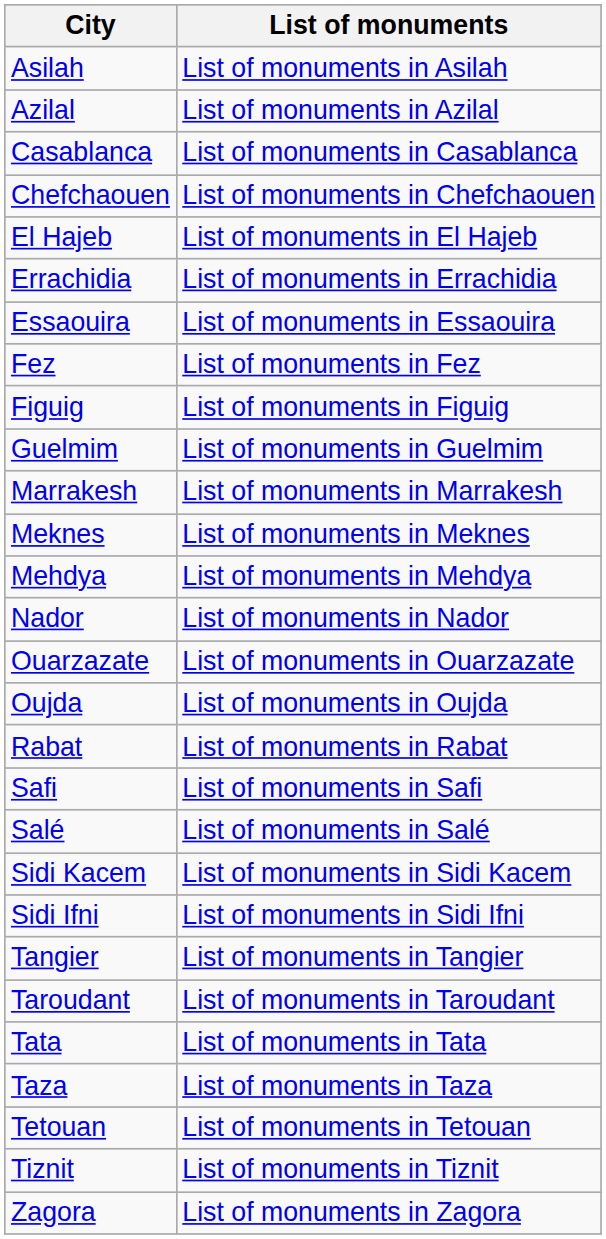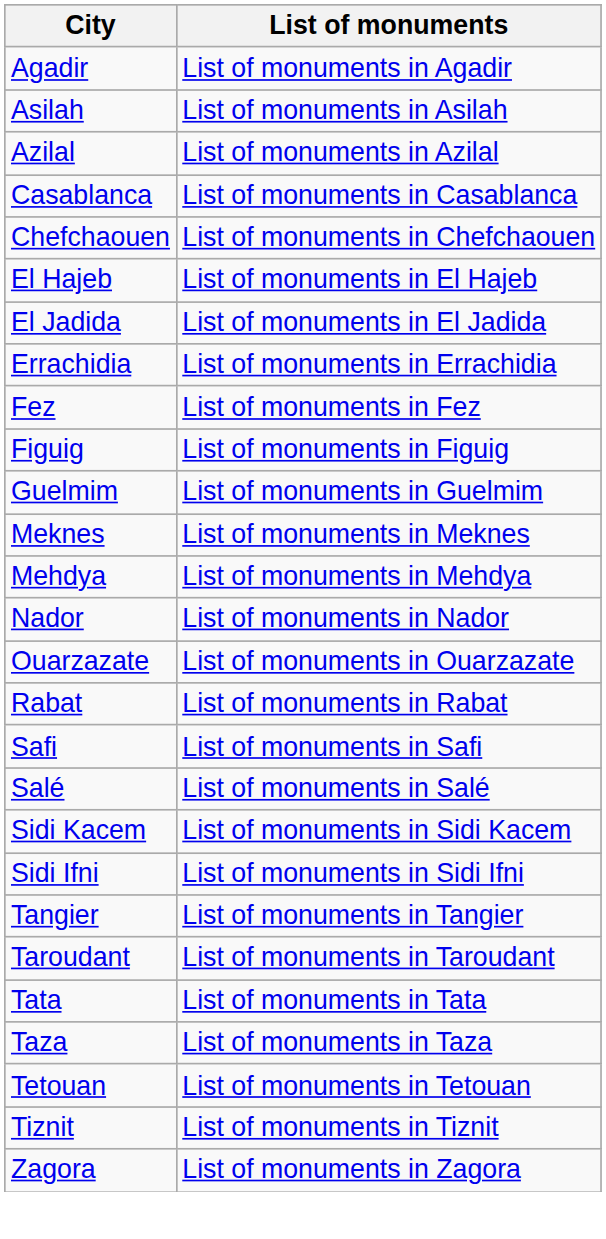+ row: (50, 68)
+ row: (66, 322)
- row: (70, 322)
- row: (74, 491)
- row: (47, 703)
